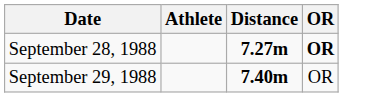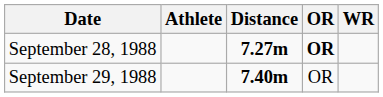+ column: (359, 19)
